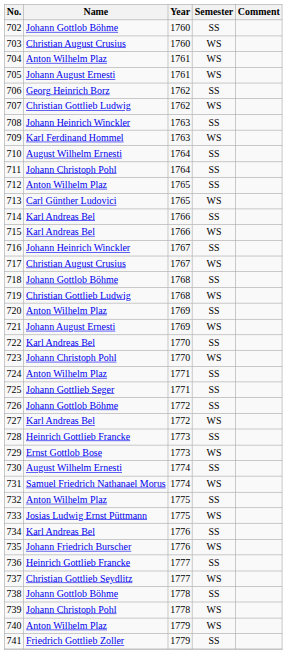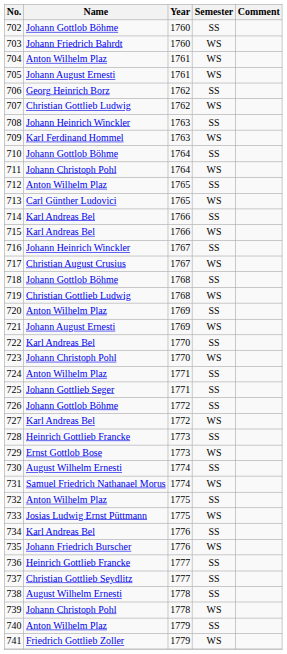(76, 43) Christian August Crusius -> (74, 43) Johann Friedrich Bahrdt
(74, 153) August Wilhelm Ernesti -> (72, 153) Johann Gottlob Böhme
(214, 169) SS -> (214, 169) WS
(214, 578) WS -> (214, 578) SS
(72, 594) Johann Gottlob Böhme -> (74, 594) August Wilhelm Ernesti
(214, 625) WS -> (214, 625) SS
(214, 641) SS -> (214, 641) WS
